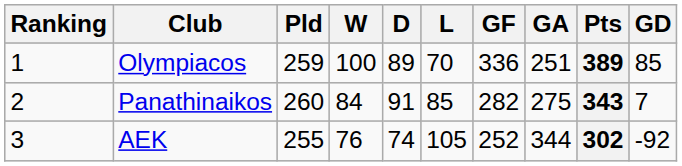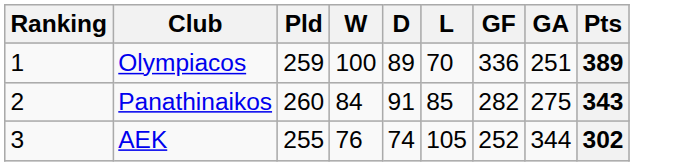- column: (653, 23)
